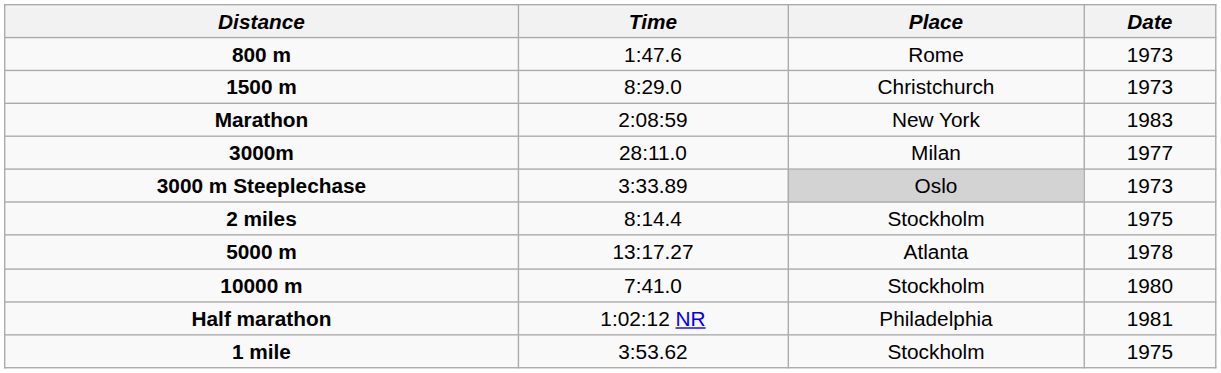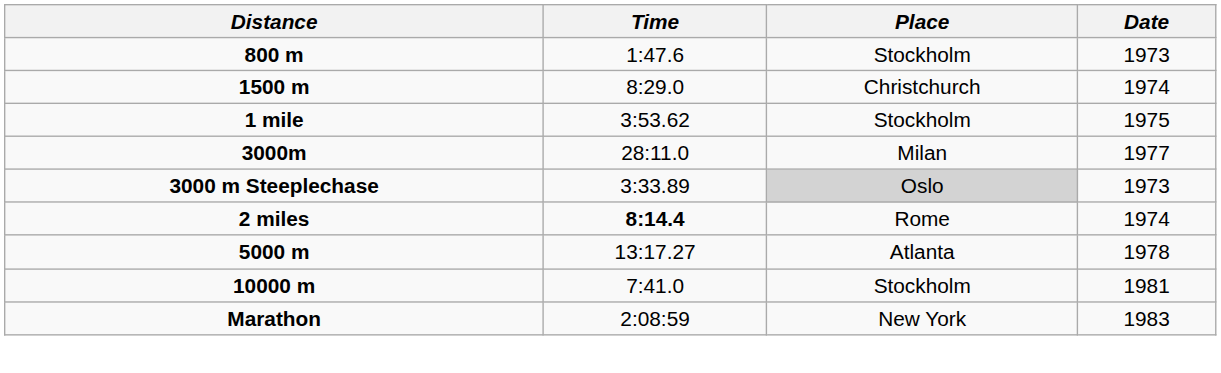(936, 54) Rome -> (922, 54) Stockholm
(1150, 87) 1973 -> (1147, 87) 1974
rows swapped: (261, 351) <-> (261, 120)
(653, 219) normal -> (655, 219) bold
(936, 219) Stockholm -> (922, 219) Rome
(1150, 219) 1975 -> (1147, 219) 1974
(1150, 285) 1980 -> (1147, 285) 1981
- row: (261, 318)
